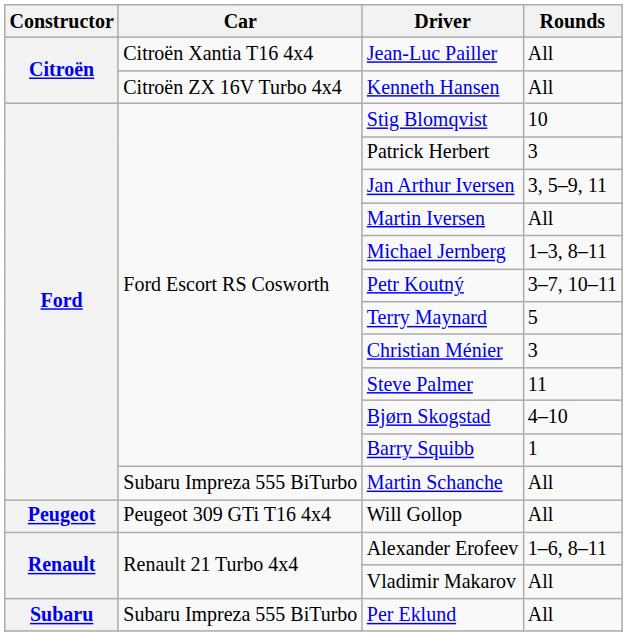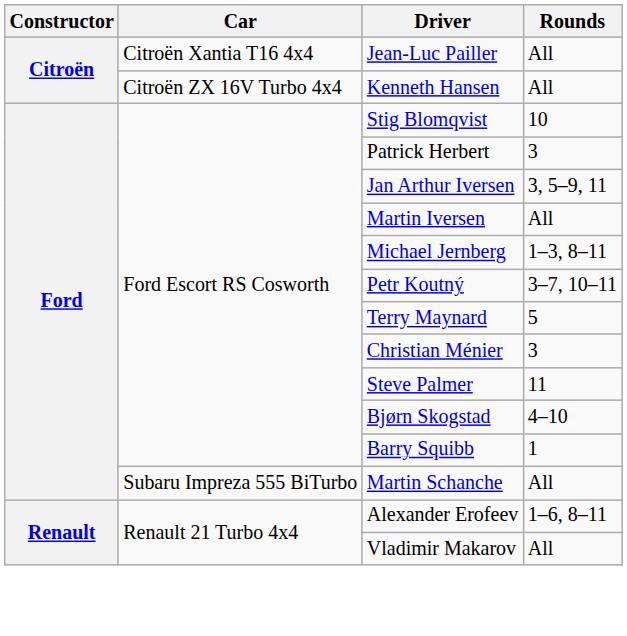- row: (414, 515)
- row: (411, 614)
